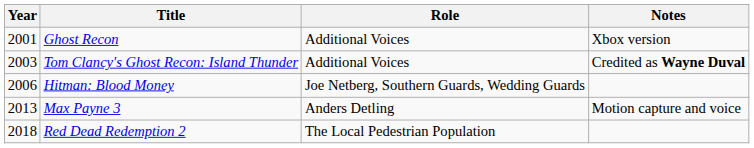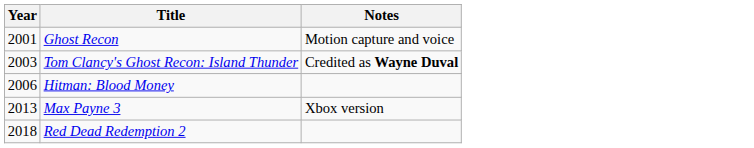- column: (445, 16)
(631, 39) Xbox version -> (379, 39) Motion capture and voice
(666, 108) Motion capture and voice -> (344, 108) Xbox version
